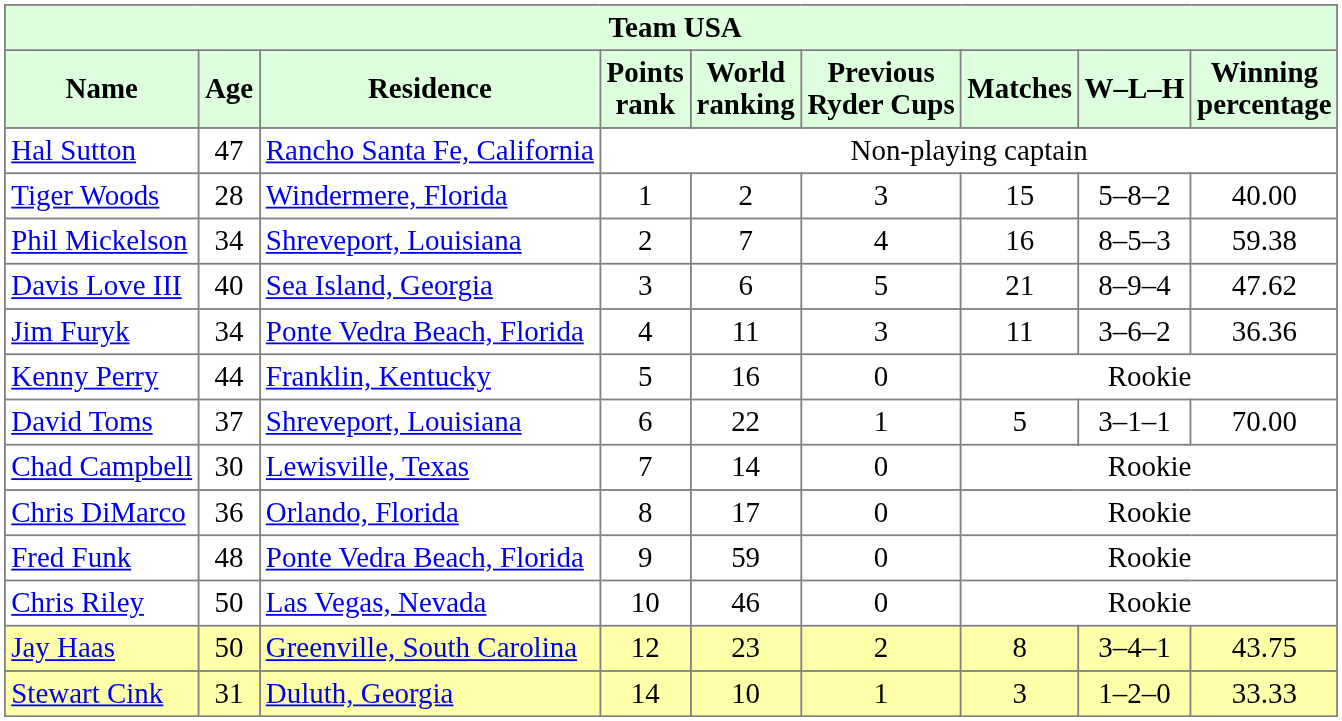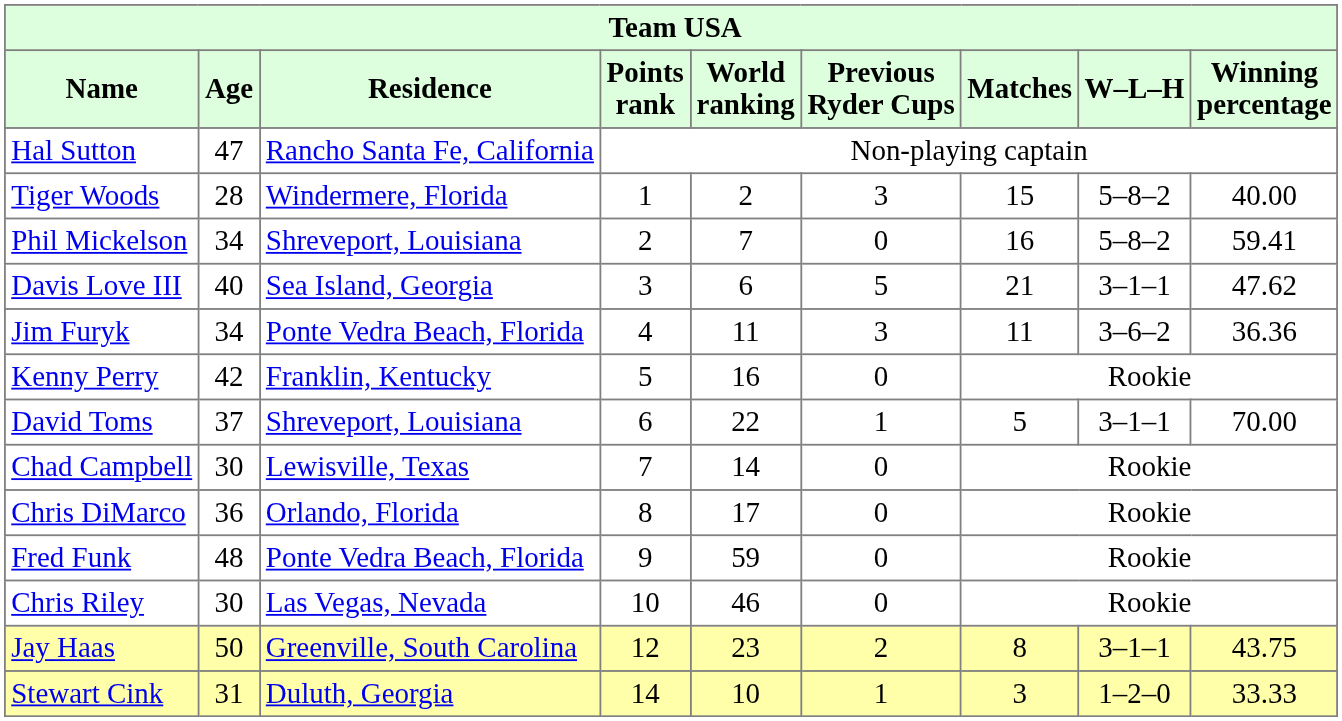(881, 240) 4 -> (881, 240) 0
(1134, 240) 8–5–3 -> (1134, 240) 5–8–2
(1264, 240) 59.38 -> (1264, 240) 59.41
(1134, 285) 8–9–4 -> (1134, 285) 3–1–1
(229, 376) 44 -> (229, 376) 42
(229, 602) 50 -> (229, 602) 30
(1134, 647) 3–4–1 -> (1134, 647) 3–1–1
